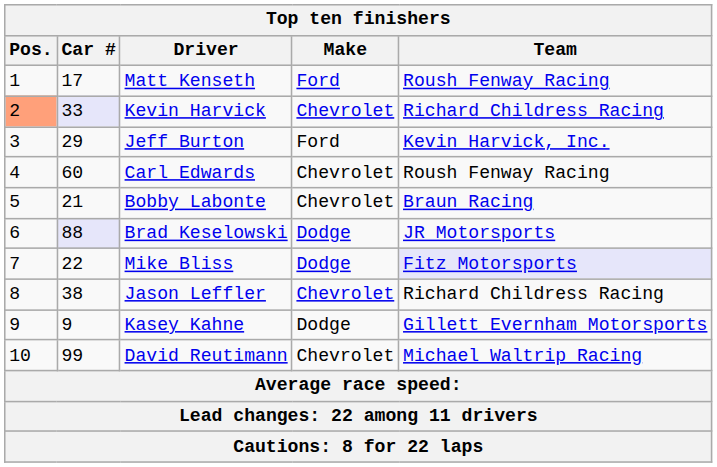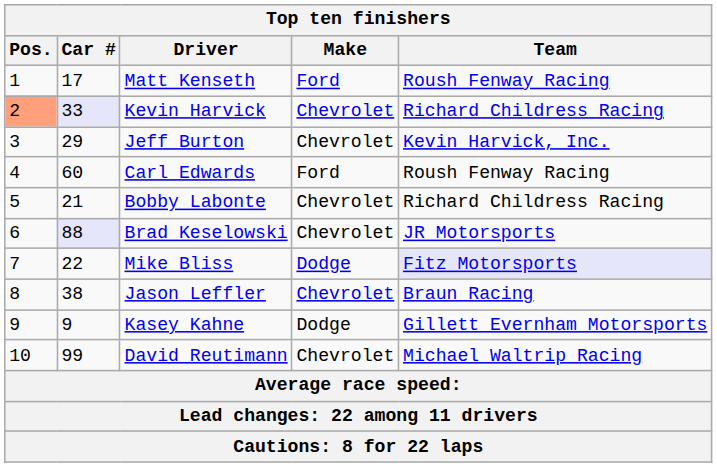(318, 142) Ford -> (345, 142) Chevrolet
(345, 172) Chevrolet -> (318, 172) Ford
(468, 202) Braun Racing -> (533, 202) Richard Childress Racing
(324, 233) Dodge -> (345, 233) Chevrolet
(533, 294) Richard Childress Racing -> (468, 294) Braun Racing
